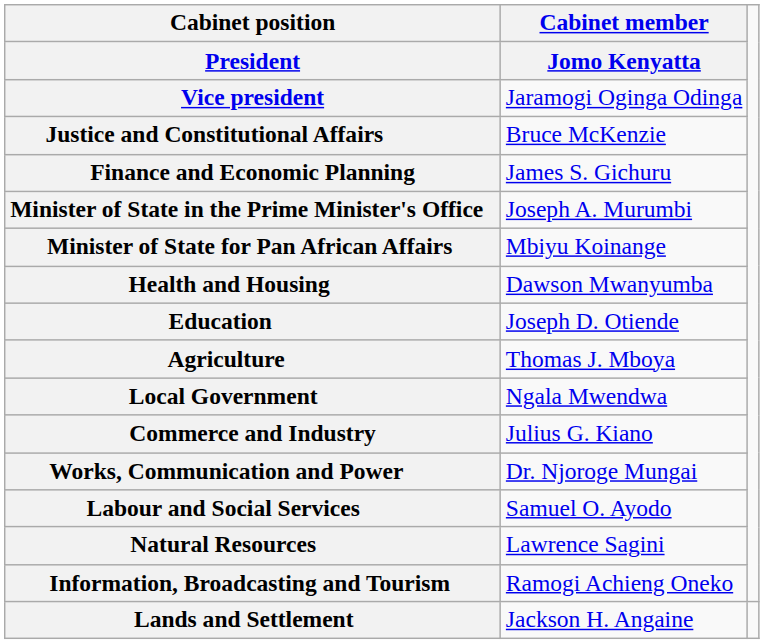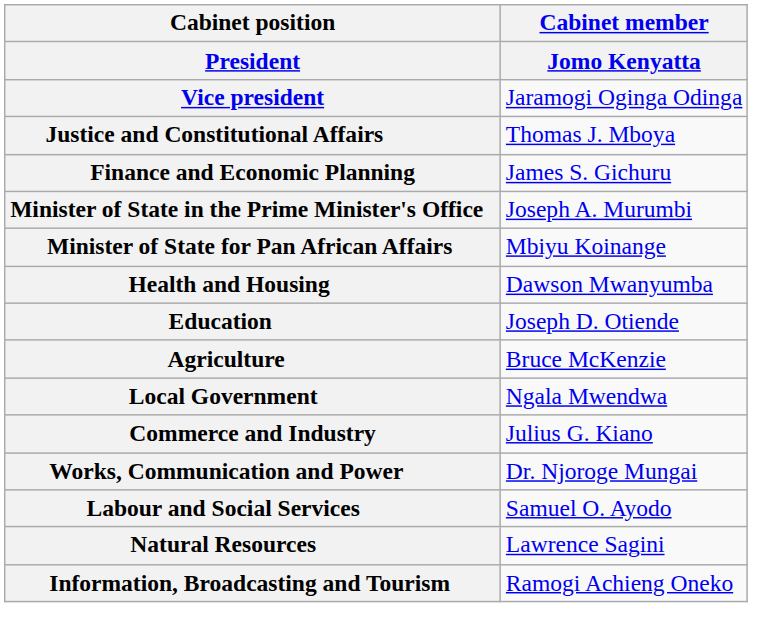(586, 135) Bruce McKenzie -> (590, 135) Thomas J. Mboya
(590, 358) Thomas J. Mboya -> (586, 358) Bruce McKenzie
- row: (253, 619)
